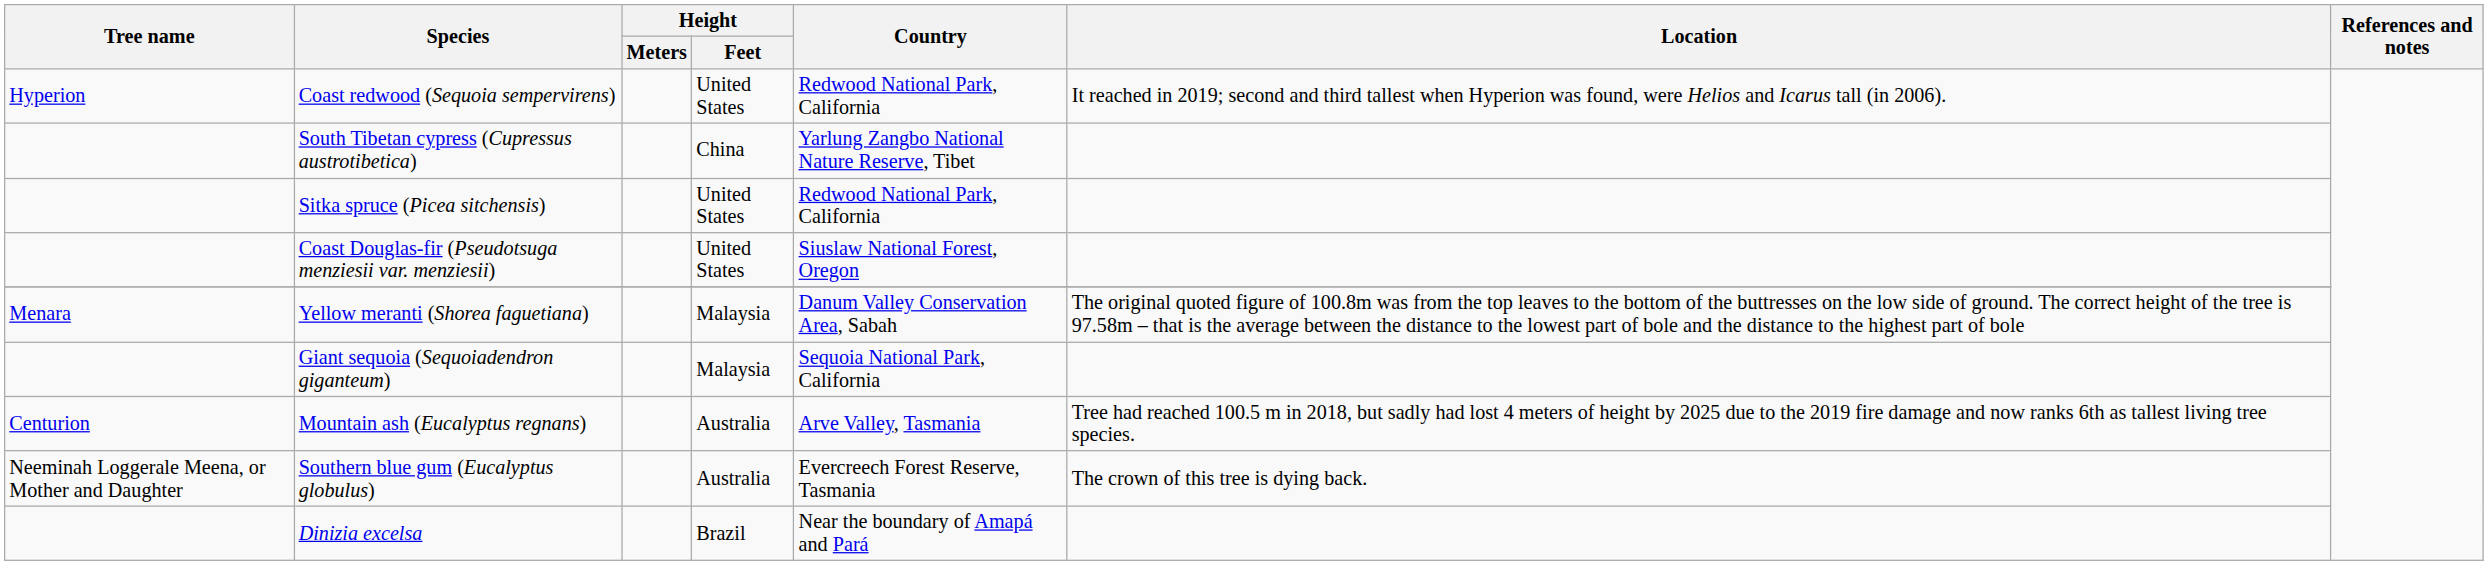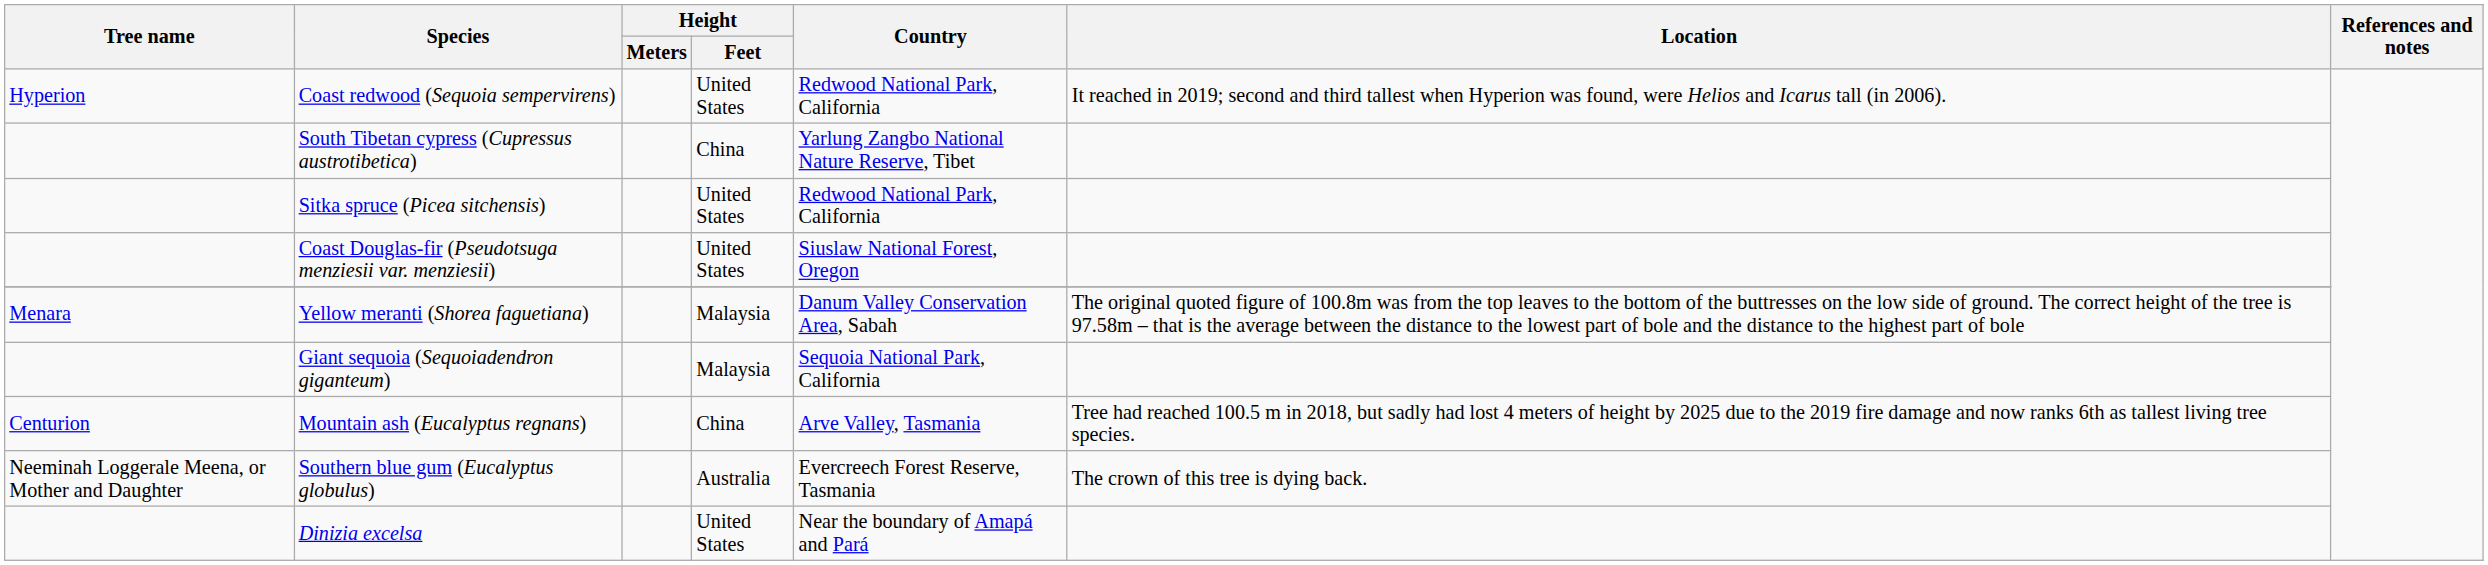(733, 423) Australia -> (720, 423) China
(721, 532) Brazil -> (724, 532) United States
